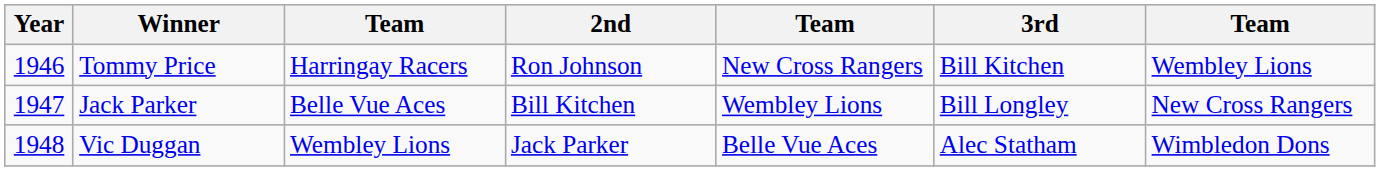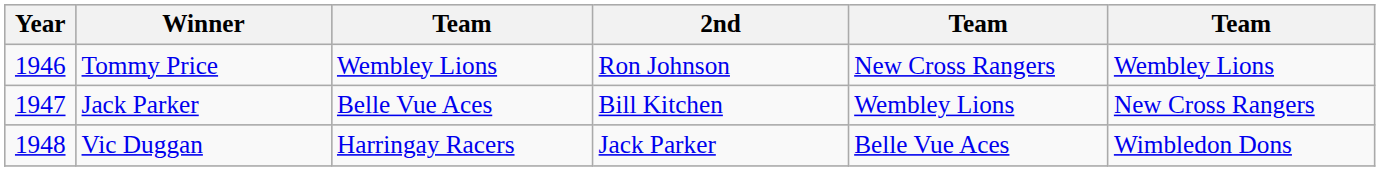- column: (1040, 24)
(379, 64) Harringay Racers -> (417, 64) Wembley Lions
(370, 144) Wembley Lions -> (426, 144) Harringay Racers
